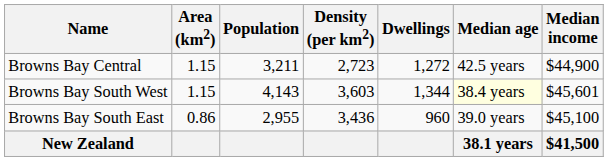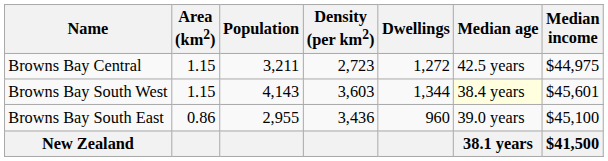(573, 66) $44,900 -> (573, 66) $44,975
